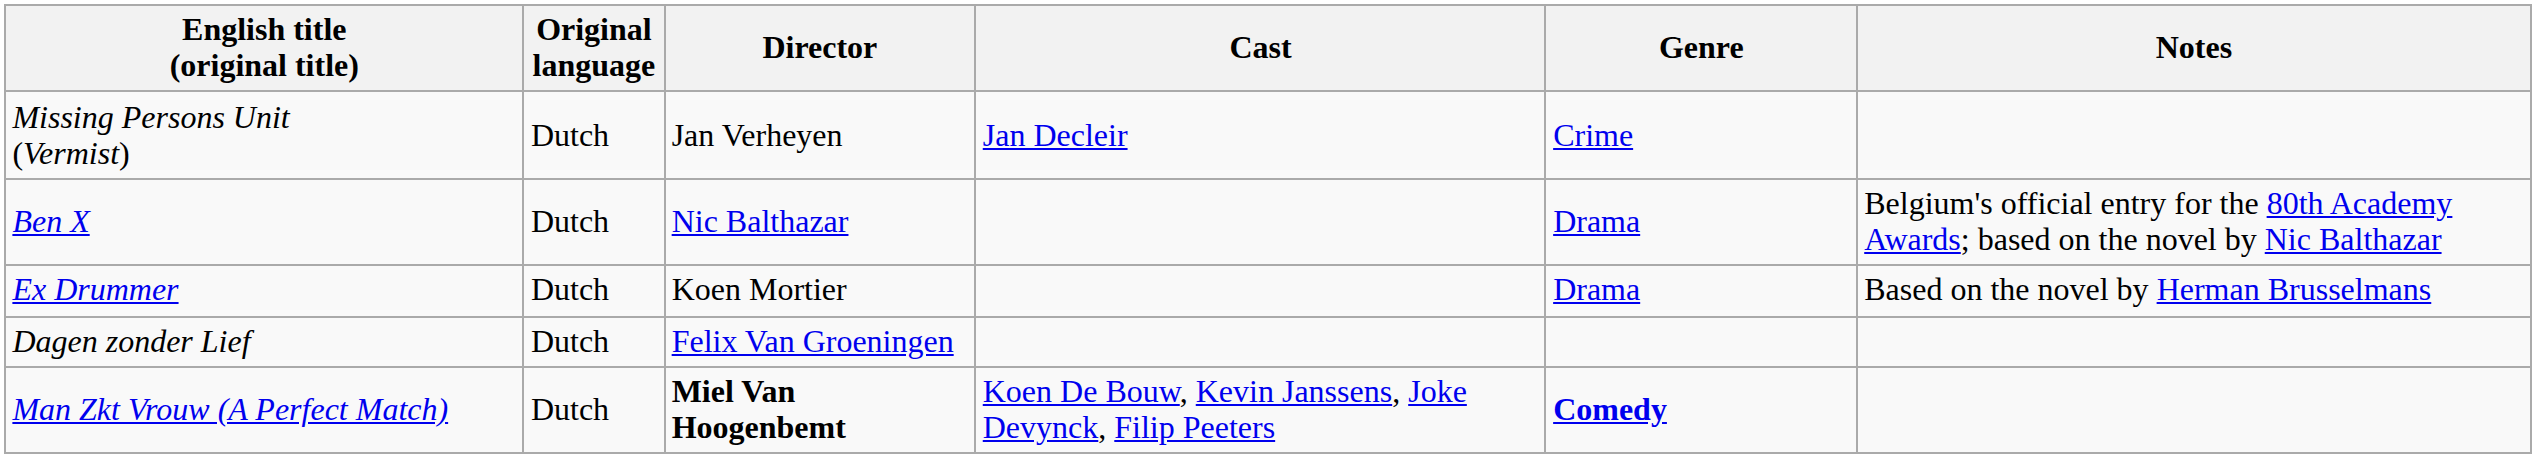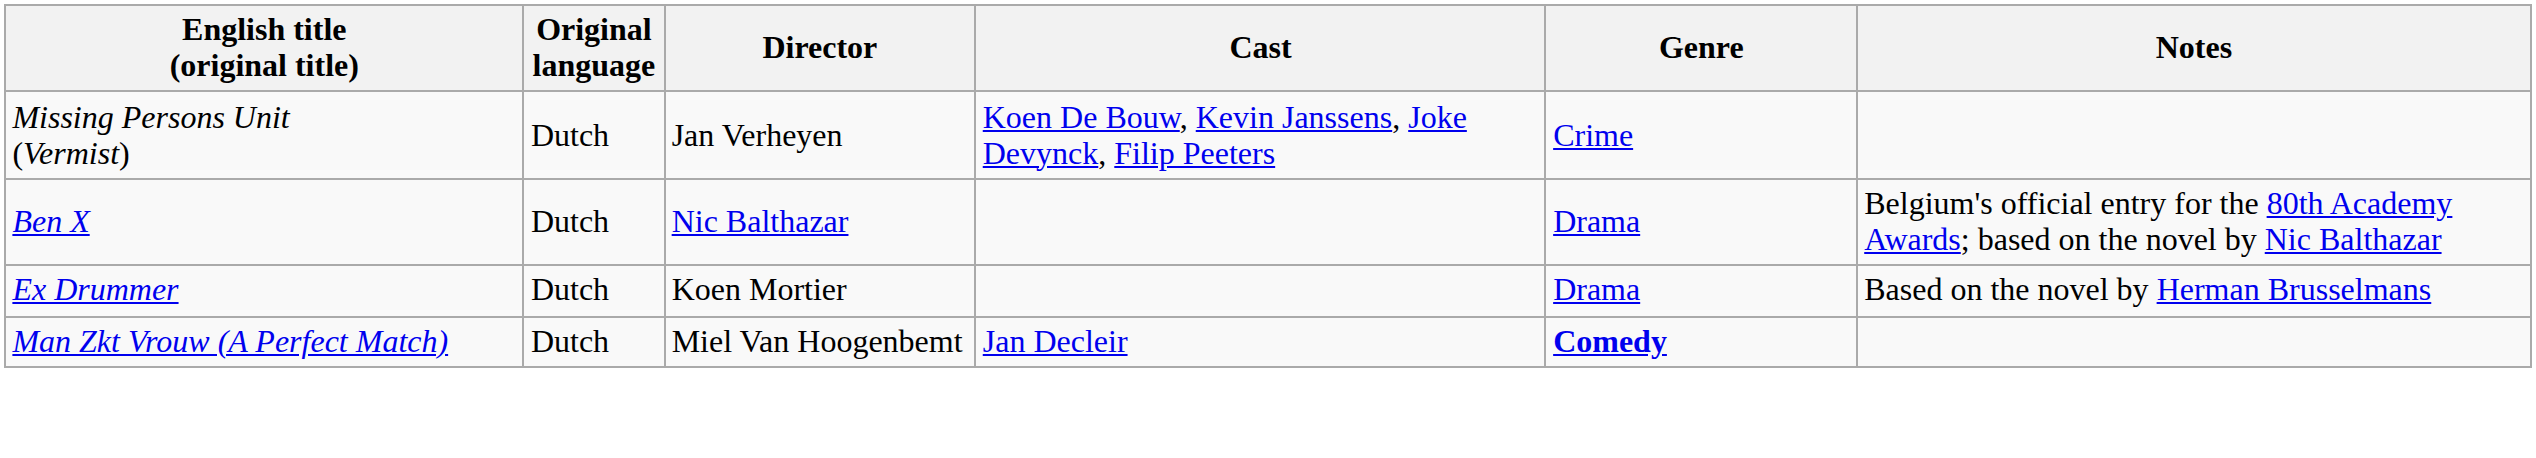(1055, 134) Jan Decleir -> (1225, 134) Koen De Bouw, Kevin Janssens, Joke Devynck, Filip Peeters
- row: (131, 340)
(759, 409) bold -> (817, 340) normal
(1225, 409) Koen De Bouw, Kevin Janssens, Joke Devynck, Filip Peeters -> (1055, 340) Jan Decleir
